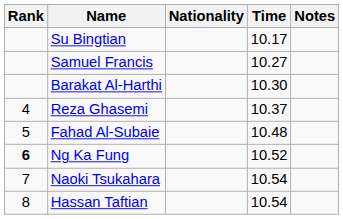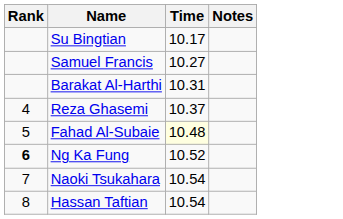- column: (206, 16)
(269, 86) 10.30 -> (187, 86) 10.31
(269, 132) no background -> (187, 132) lightyellow background
